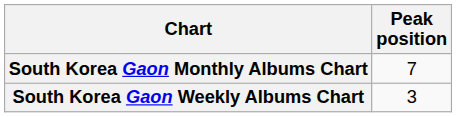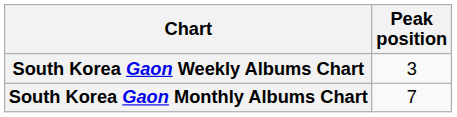rows swapped: (188, 97) <-> (188, 68)
